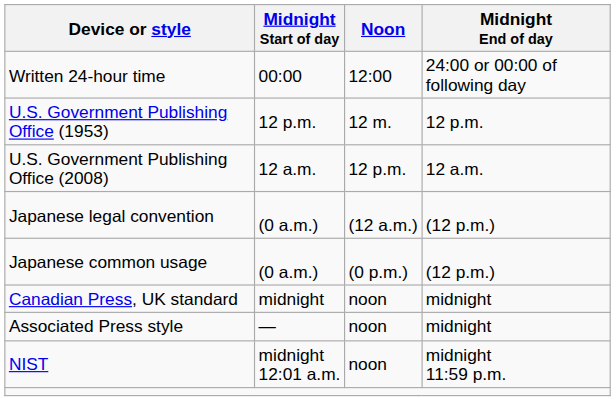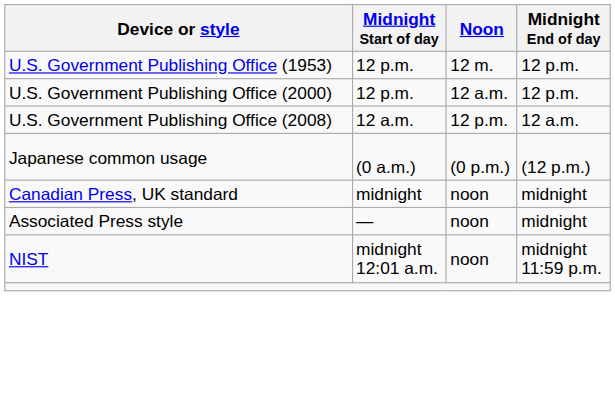- row: (87, 75)
+ row: (170, 93)
- row: (111, 215)
